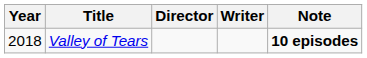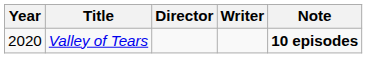(25, 40) 2018 -> (25, 40) 2020
